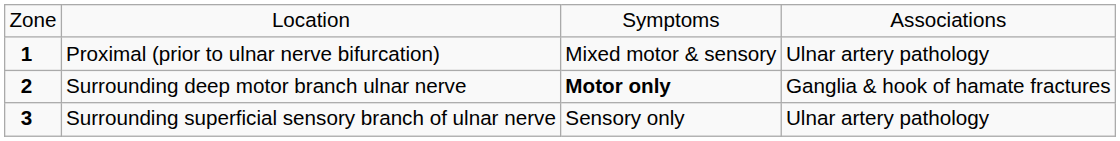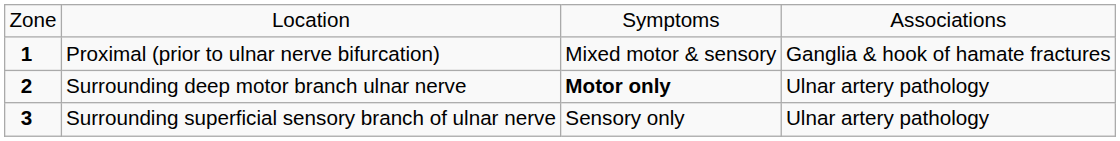(887, 53) Ulnar artery pathology -> (948, 53) Ganglia & hook of hamate fractures
(948, 86) Ganglia & hook of hamate fractures -> (887, 86) Ulnar artery pathology
